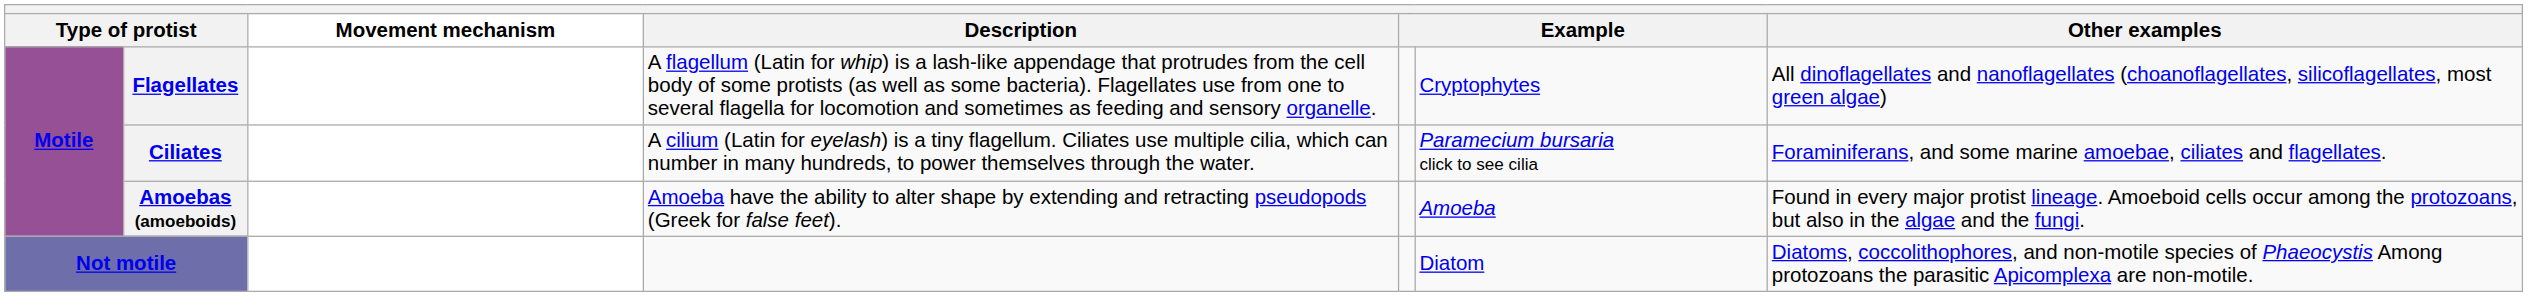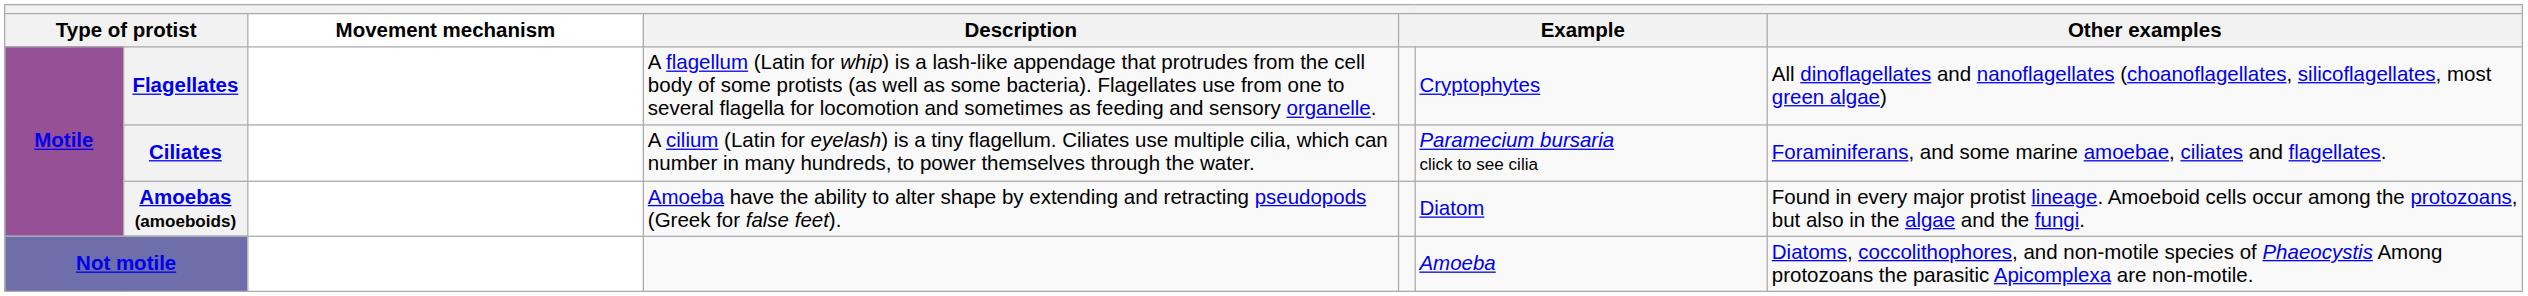(1458, 208) Amoeba -> (1452, 208) Diatom
(1452, 263) Diatom -> (1458, 263) Amoeba
